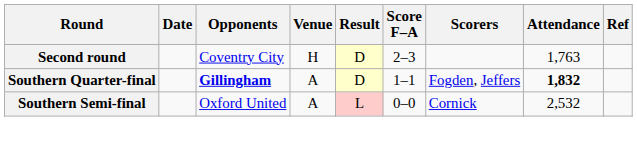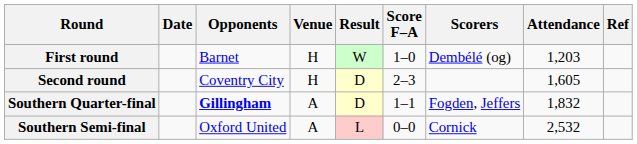+ row: (82, 56)
(563, 56) 1,763 -> (563, 80) 1,605
(563, 80) bold -> (563, 103) normal
